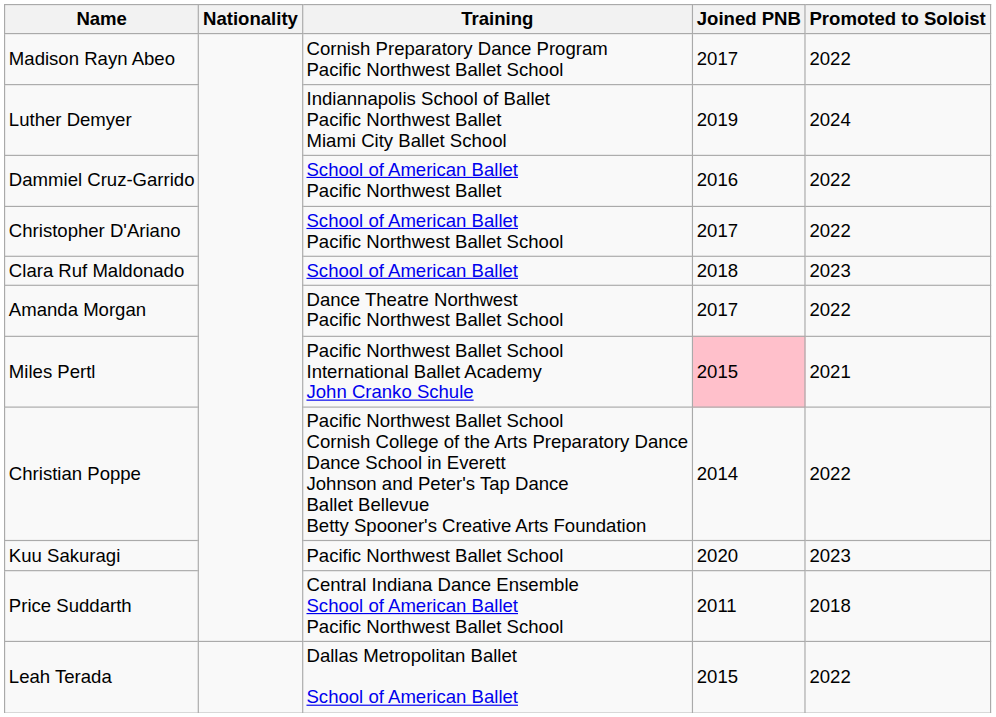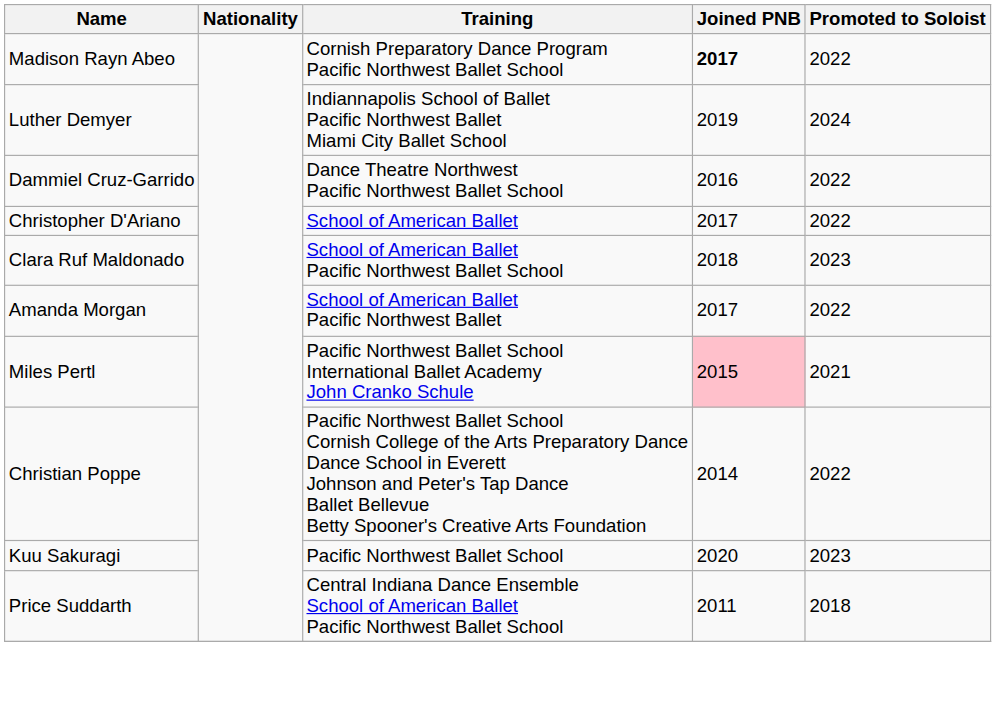(717, 59) normal -> (717, 59) bold
(412, 180) School of American Ballet Pacific Northwest Ballet -> (435, 180) Dance Theatre Northwest Pacific Northwest Ballet School
(435, 230) School of American Ballet Pacific Northwest Ballet School -> (412, 220) School of American Ballet
(412, 270) School of American Ballet -> (435, 260) School of American Ballet Pacific Northwest Ballet School
(435, 310) Dance Theatre Northwest Pacific Northwest Ballet School -> (412, 310) School of American Ballet Pacific Northwest Ballet
- row: (60, 677)
